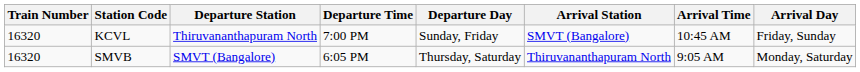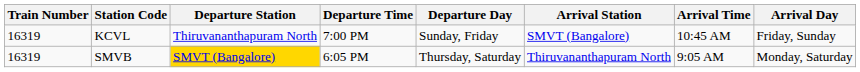(24, 35) 16320 -> (24, 35) 16319
(24, 56) 16320 -> (24, 56) 16319
(224, 56) no background -> (224, 56) gold background
